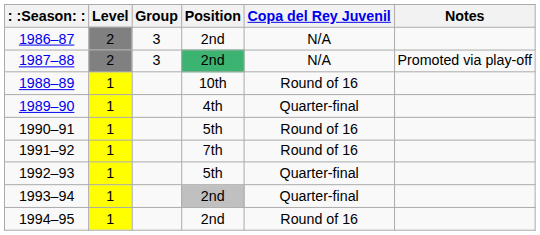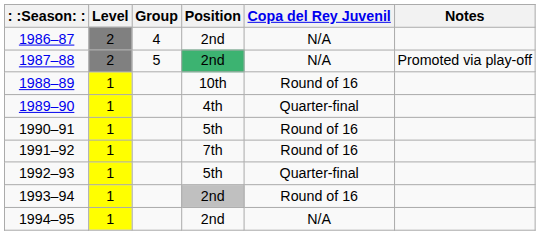(157, 39) 3 -> (157, 39) 4
(157, 61) 3 -> (157, 61) 5
(319, 196) Quarter-final -> (319, 196) Round of 16
(319, 219) Round of 16 -> (319, 219) N/A
